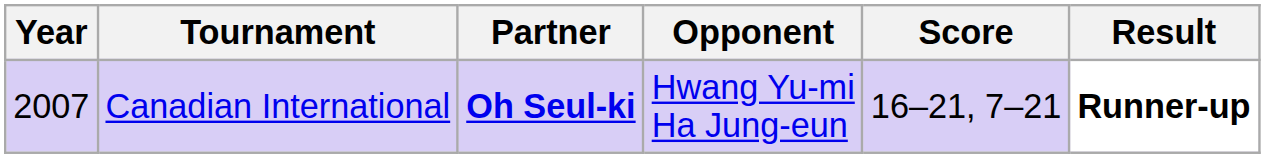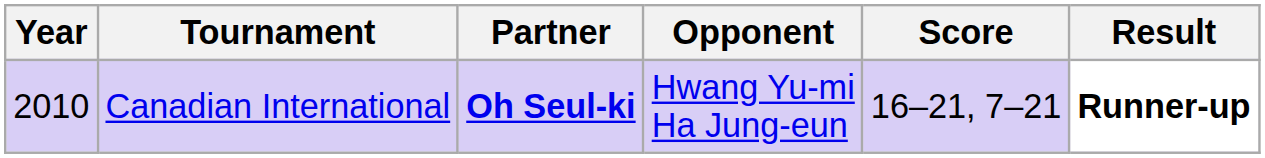(51, 106) 2007 -> (51, 106) 2010
